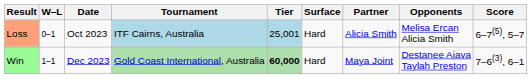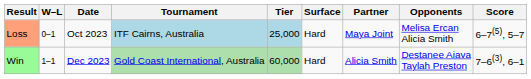(284, 33) 25,001 -> (284, 33) 25,000
(371, 33) Alicia Smith -> (369, 33) Maya Joint
(284, 60) bold -> (284, 60) normal
(369, 60) Maya Joint -> (371, 60) Alicia Smith
